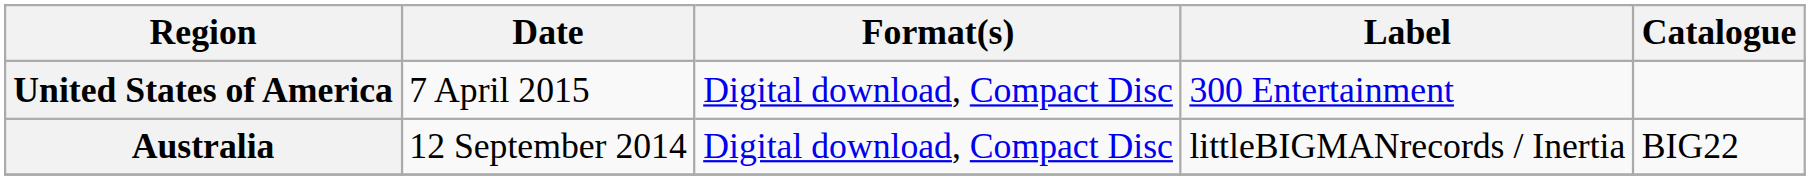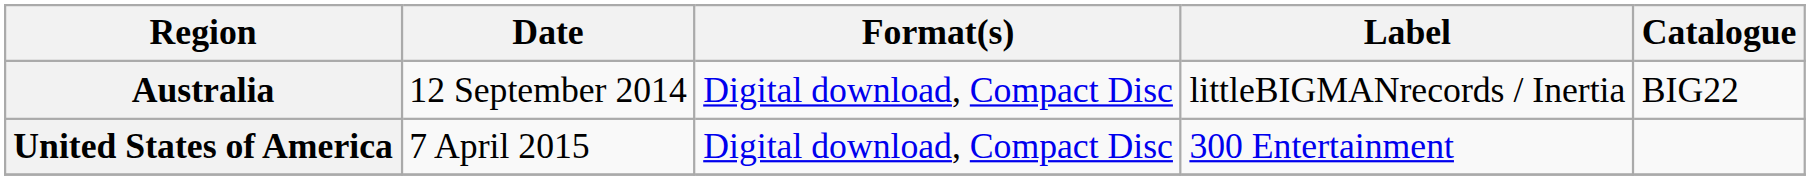rows swapped: (203, 145) <-> (203, 89)
